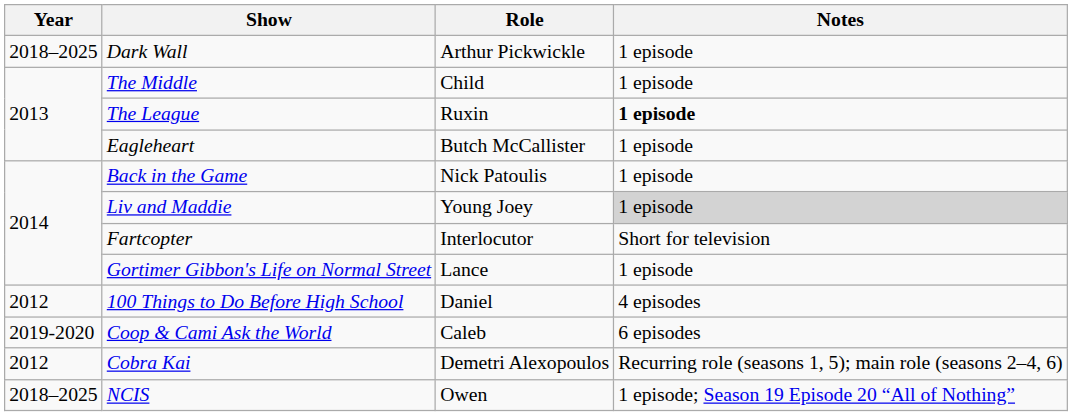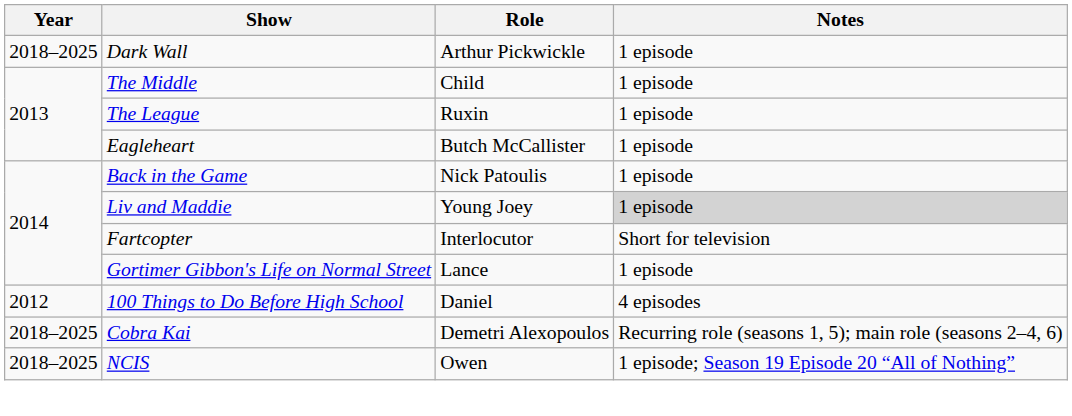(657, 113) bold -> (656, 113) normal
- row: (219, 332)
(29, 363) 2012 -> (53, 332) 2018–2025
